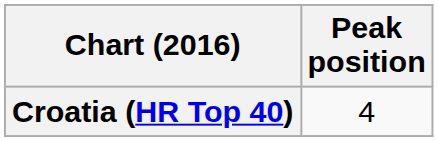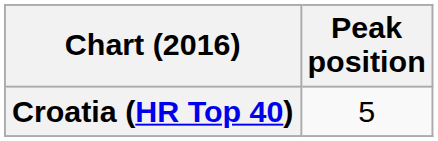(367, 111) 4 -> (367, 111) 5
